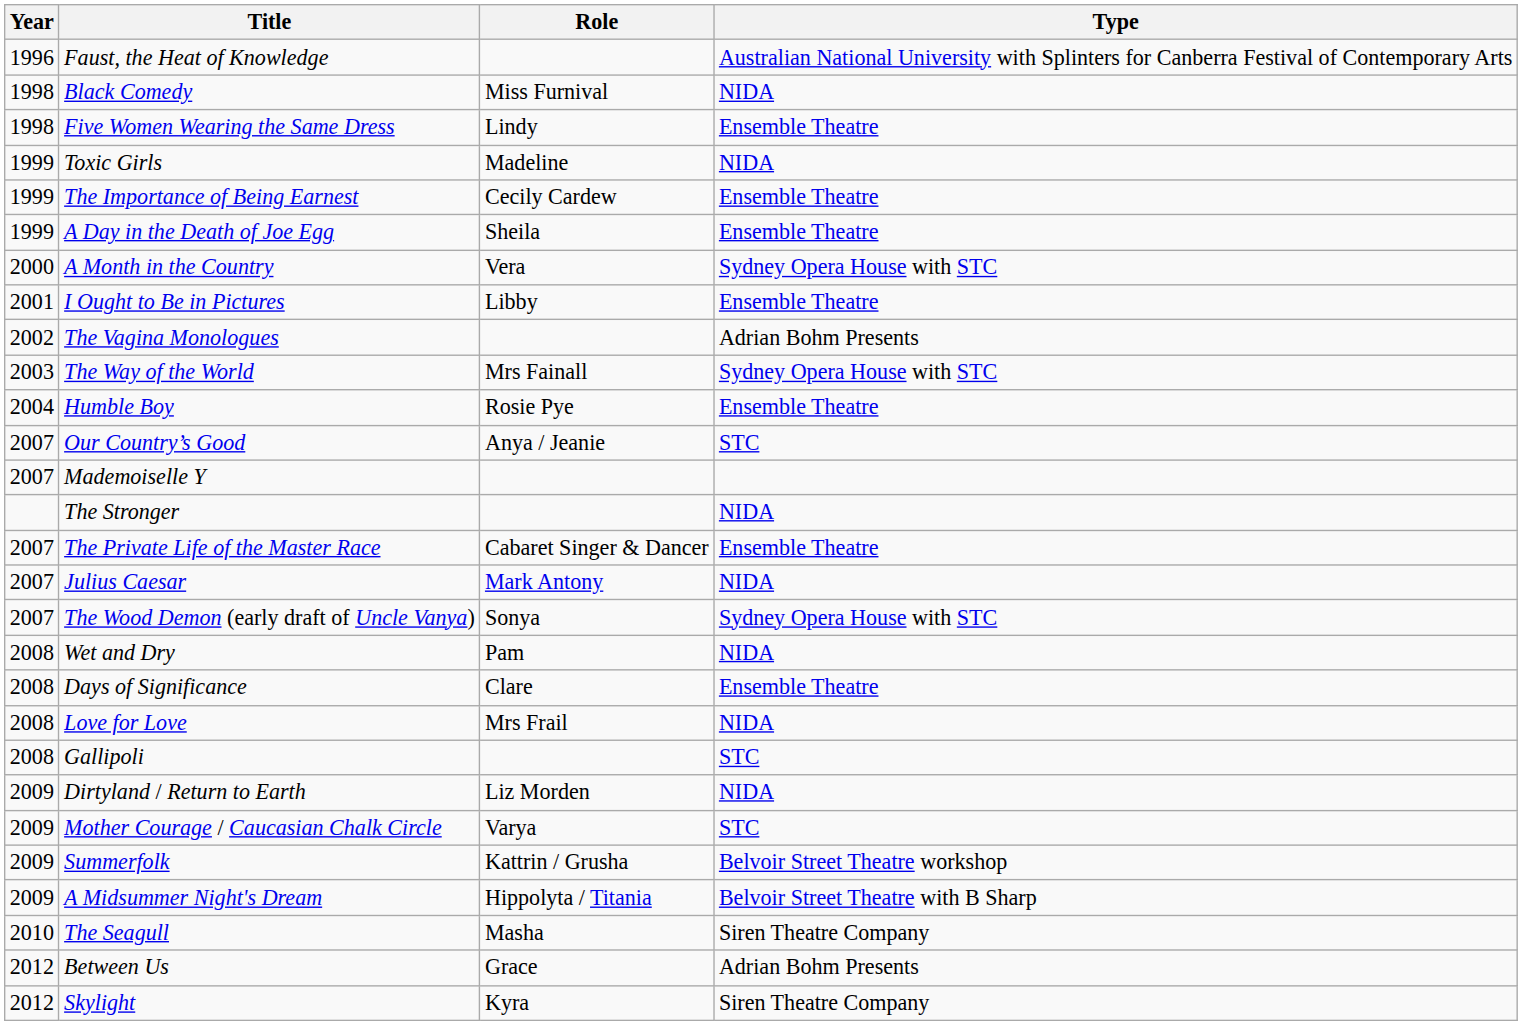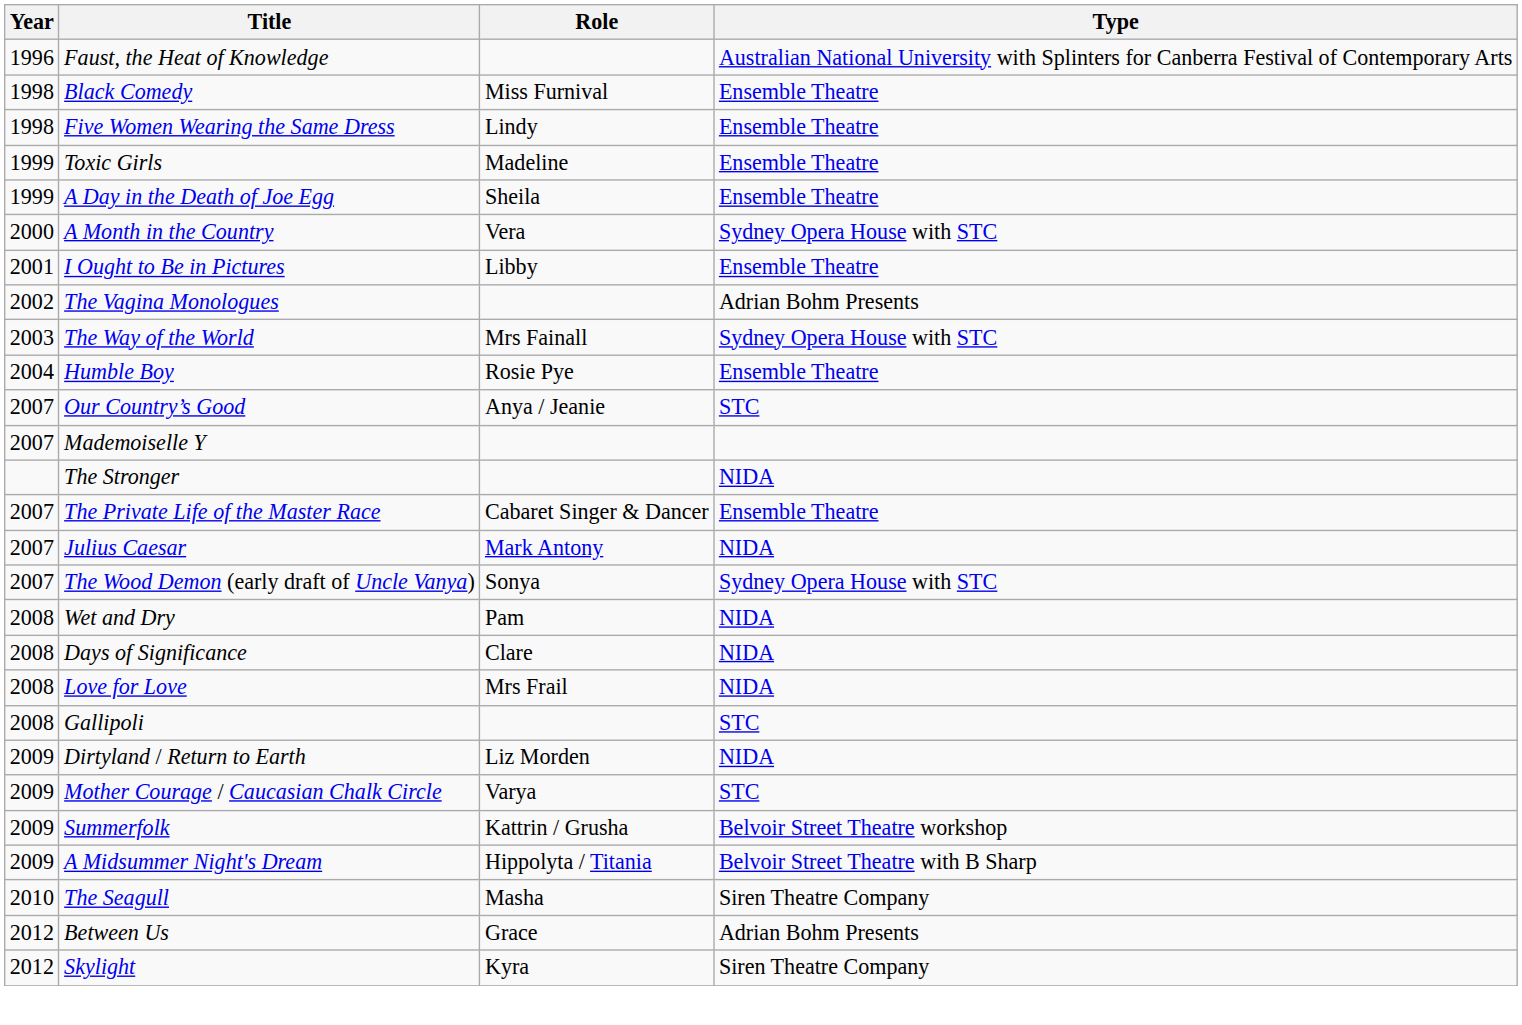(746, 92) NIDA -> (799, 92) Ensemble Theatre
(746, 162) NIDA -> (799, 162) Ensemble Theatre
- row: (211, 197)
(799, 687) Ensemble Theatre -> (746, 652) NIDA
